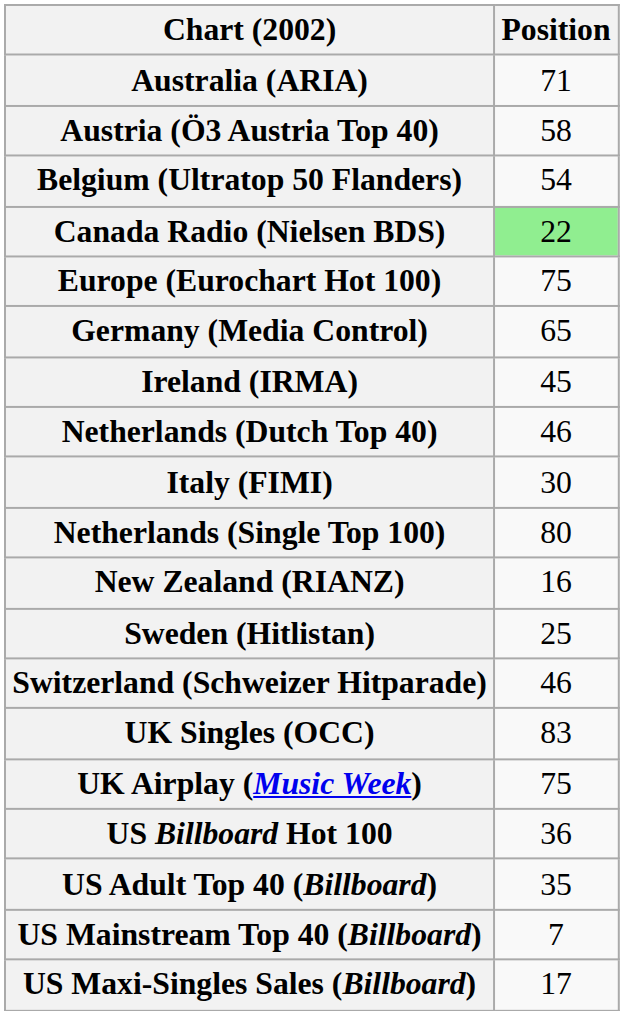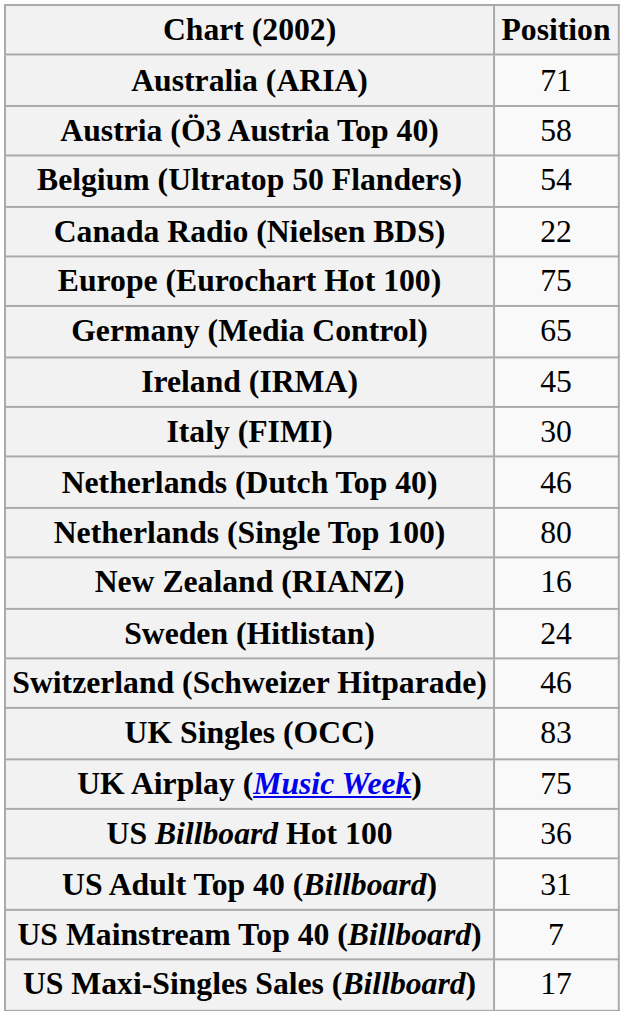(556, 230) lightgreen background -> (556, 230) no background
rows swapped: (250, 481) <-> (250, 431)
(556, 632) 25 -> (556, 632) 24
(556, 883) 35 -> (556, 883) 31
